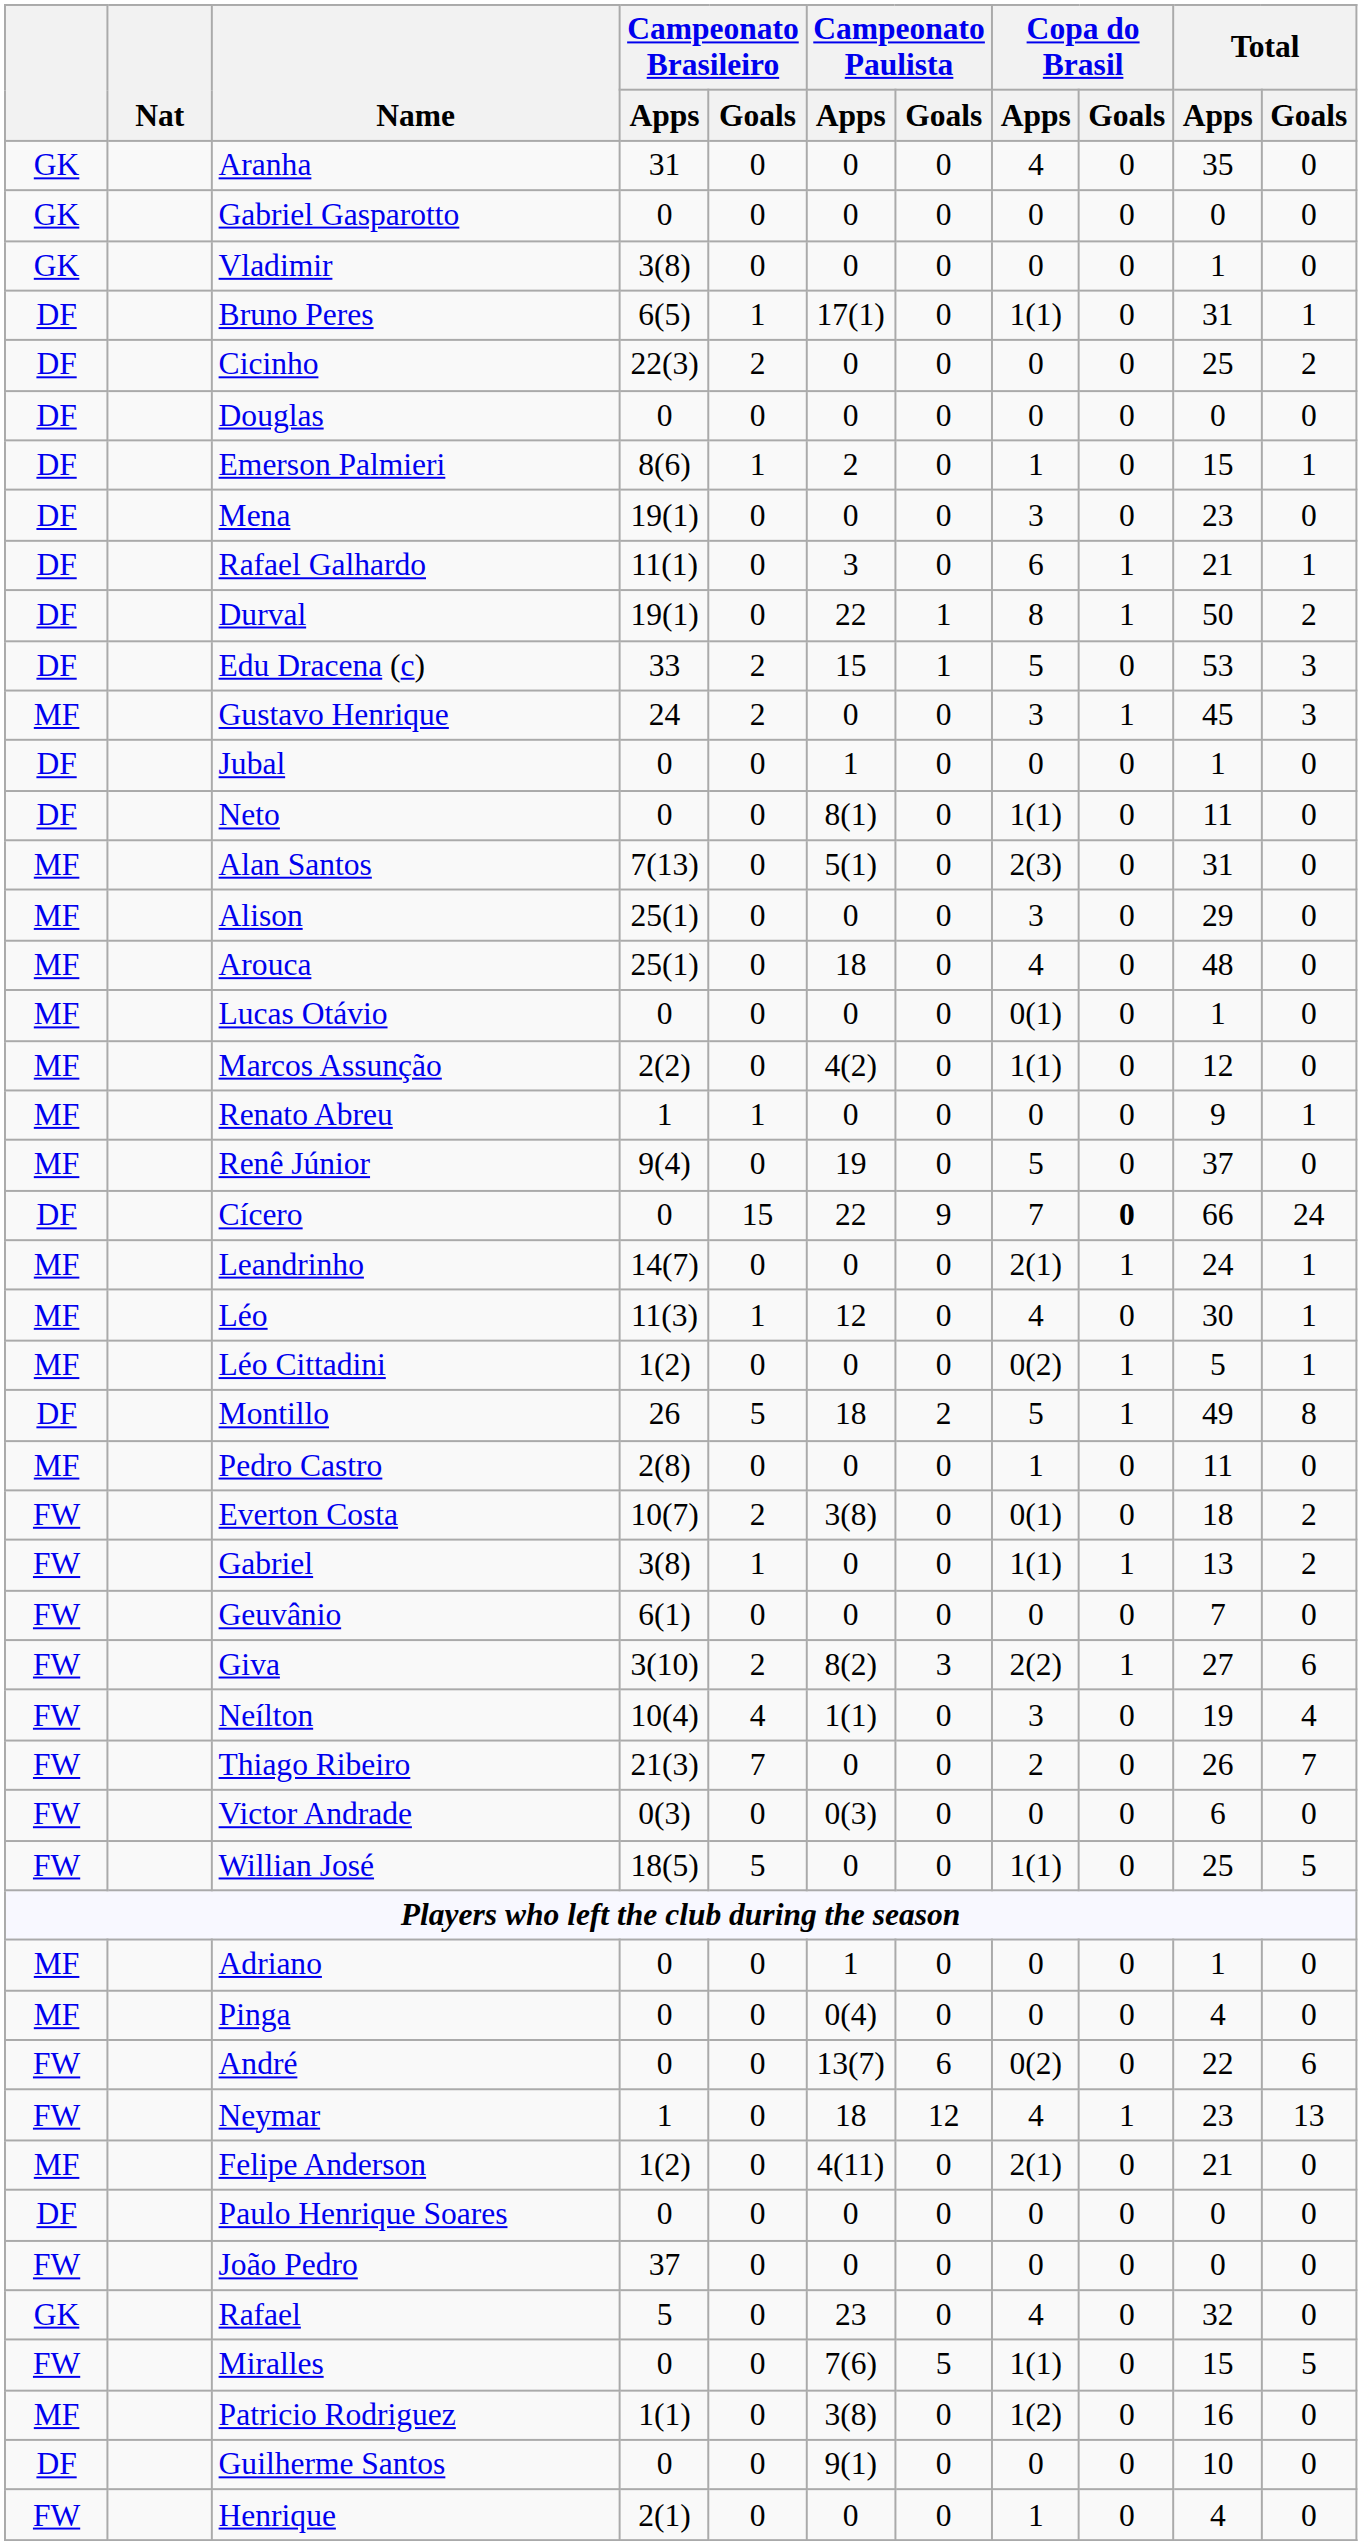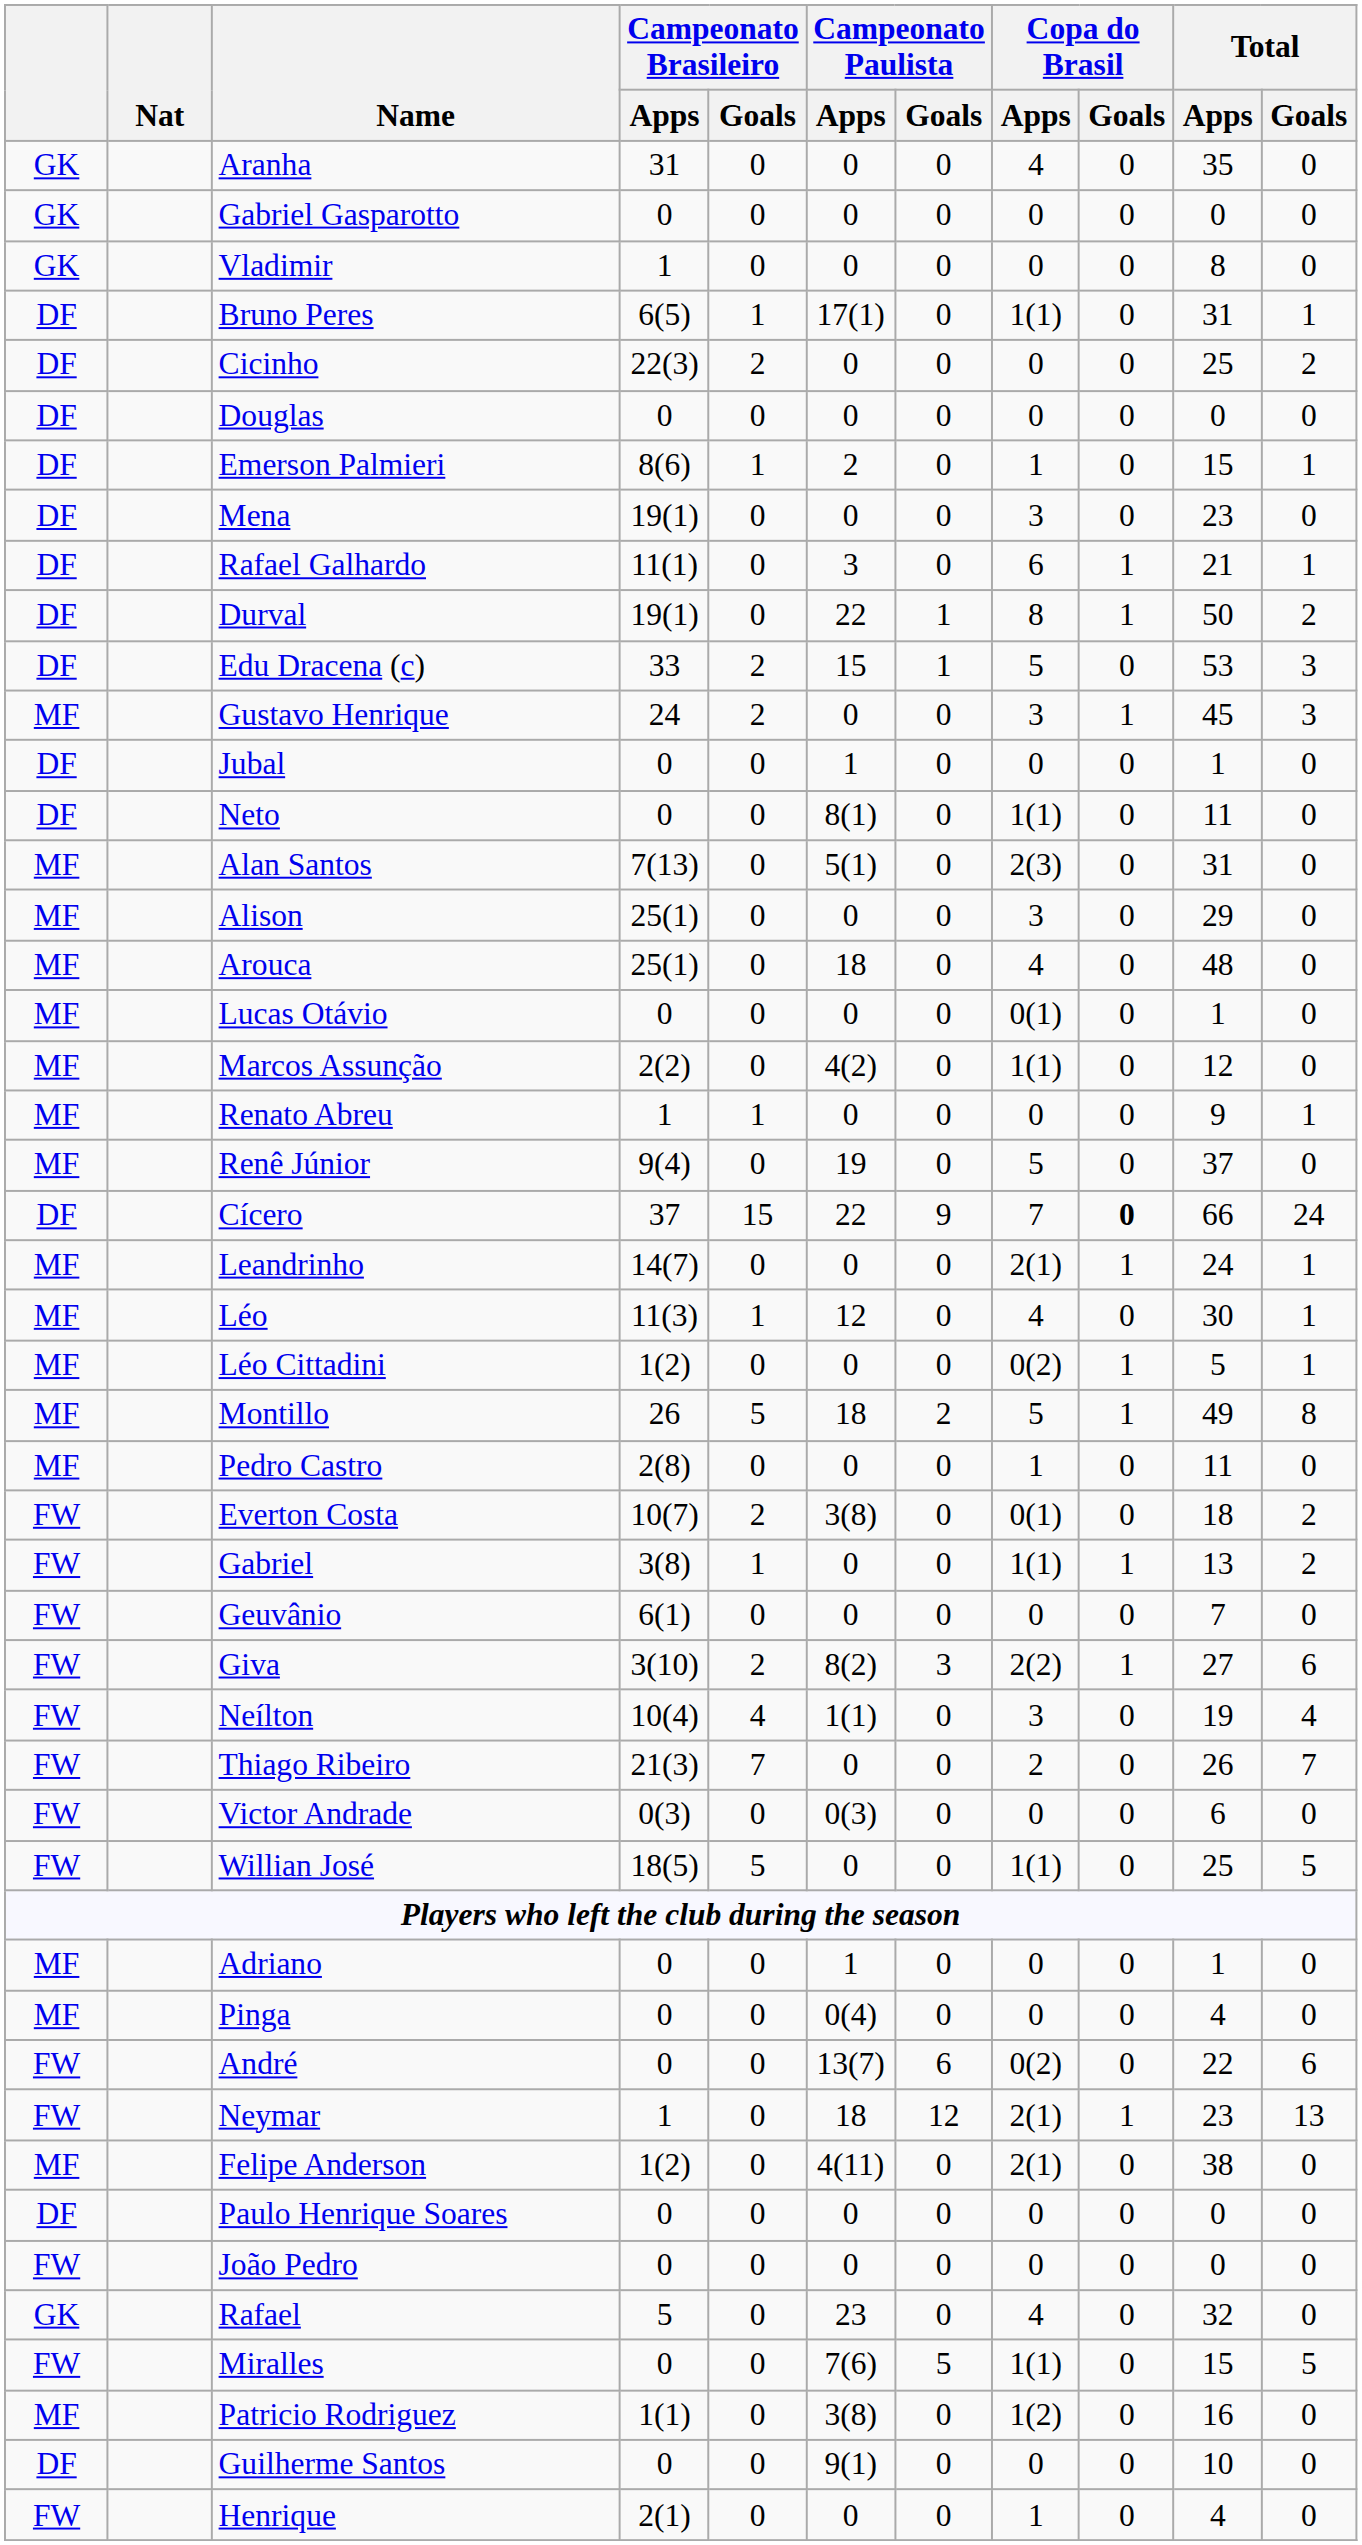(665, 264) 3(8) -> (665, 264) 1
(1218, 264) 1 -> (1218, 264) 8
(665, 1214) 0 -> (665, 1214) 37
(57, 1414) DF -> (57, 1414) MF
(1036, 2114) 4 -> (1036, 2114) 2(1)
(1218, 2164) 21 -> (1218, 2164) 38
(665, 2264) 37 -> (665, 2264) 0
